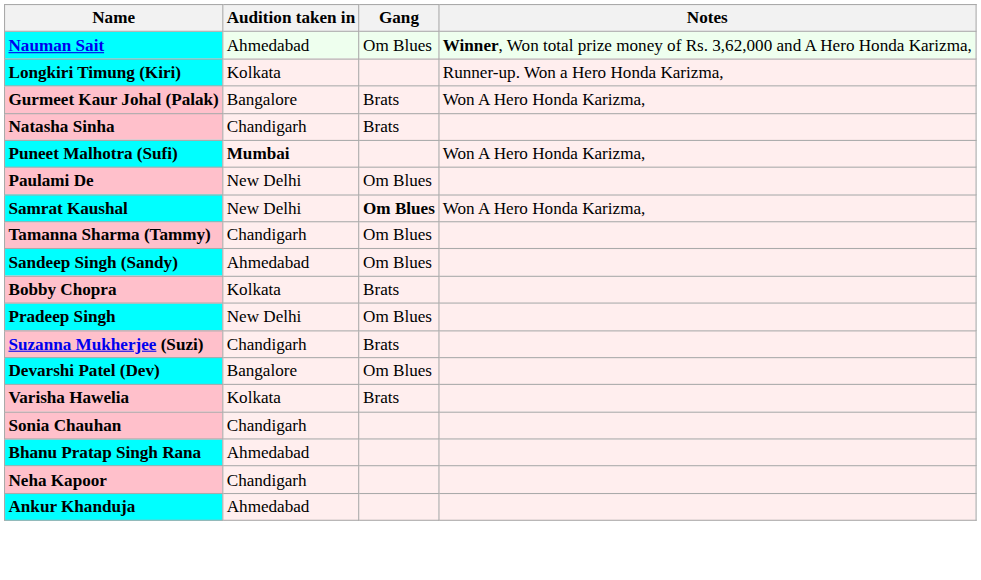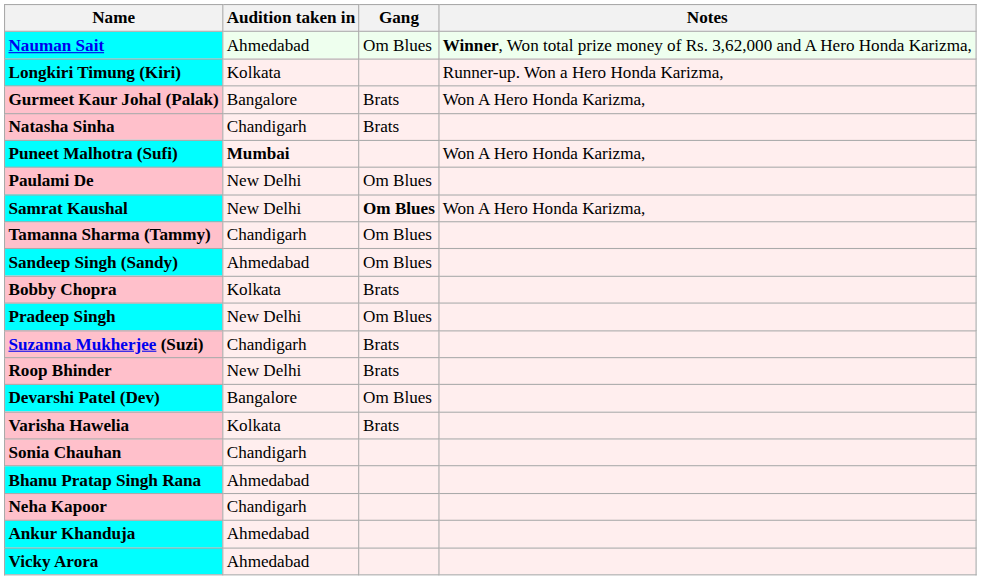+ row: (60, 371)
+ row: (53, 561)
